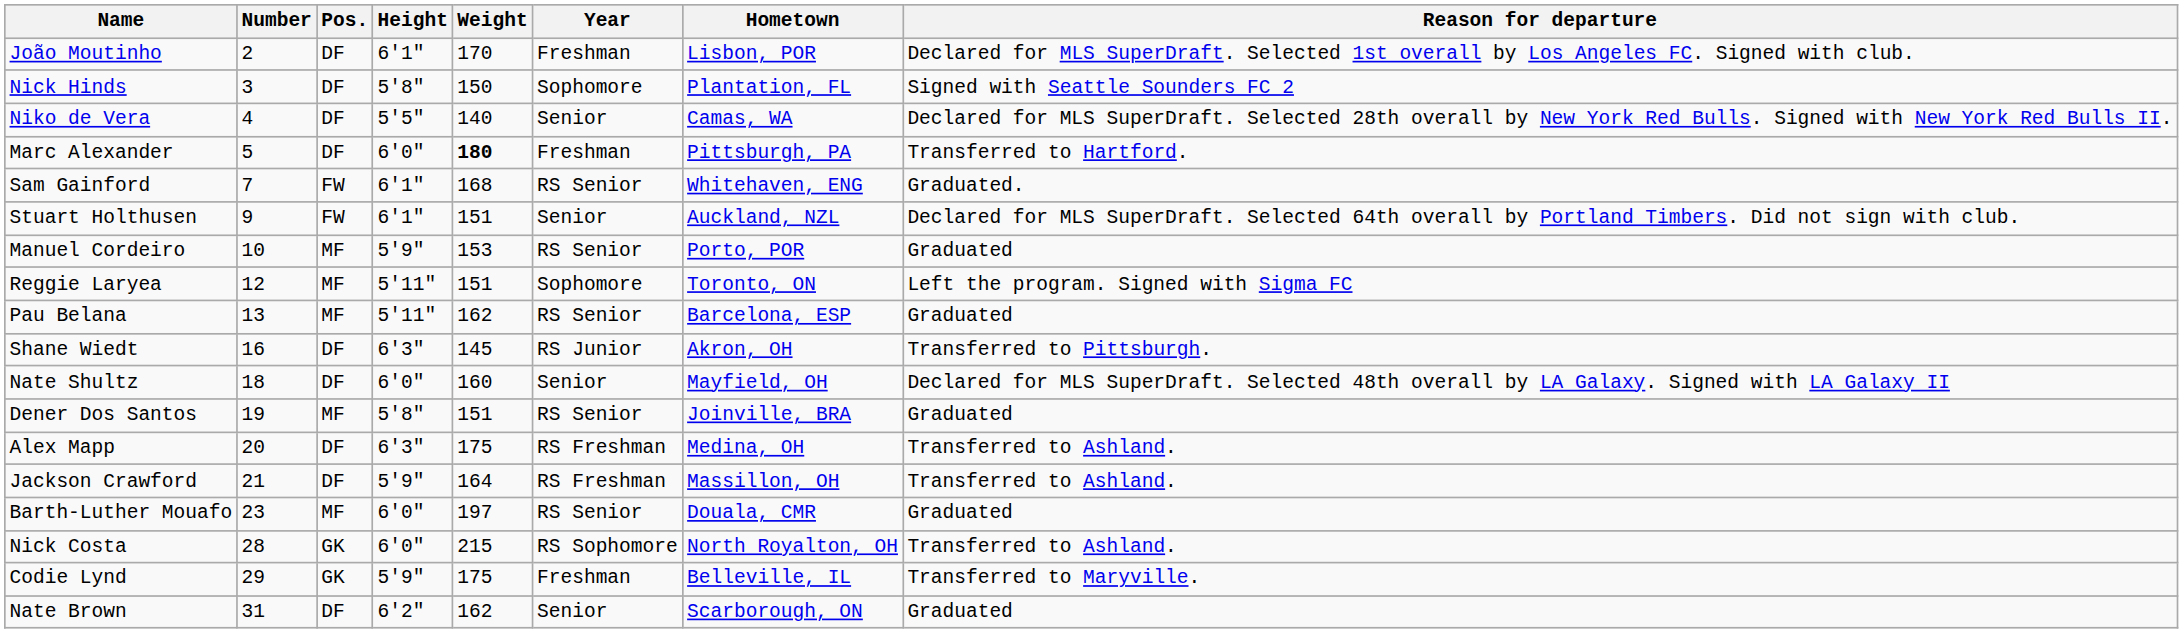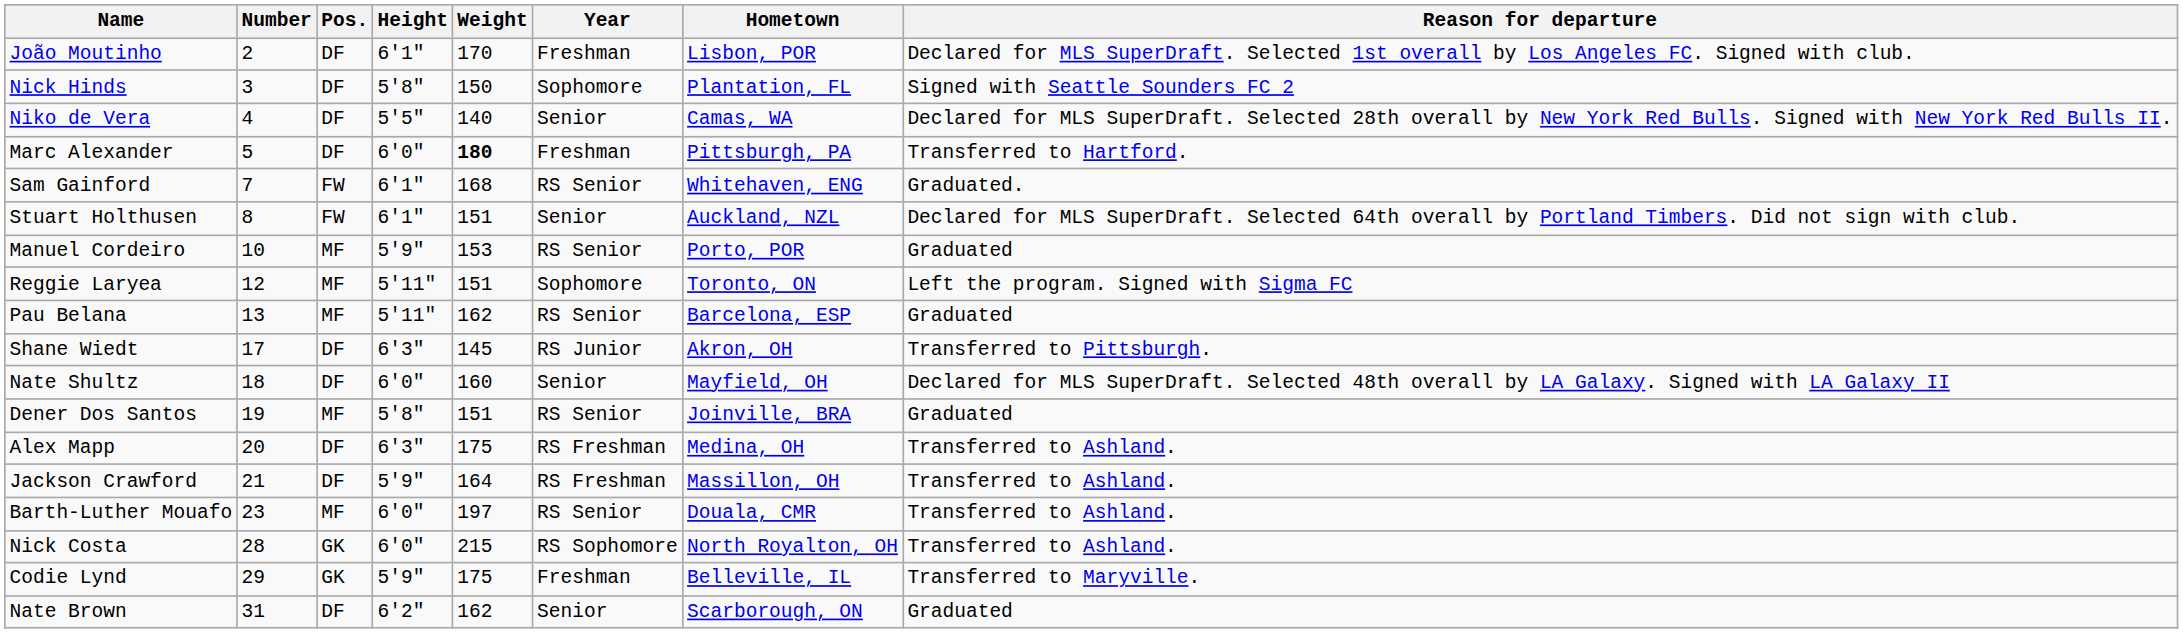(247, 218) 9 -> (247, 218) 8
(253, 349) 16 -> (253, 349) 17
(960, 513) Graduated -> (1042, 513) Transferred to Ashland.
